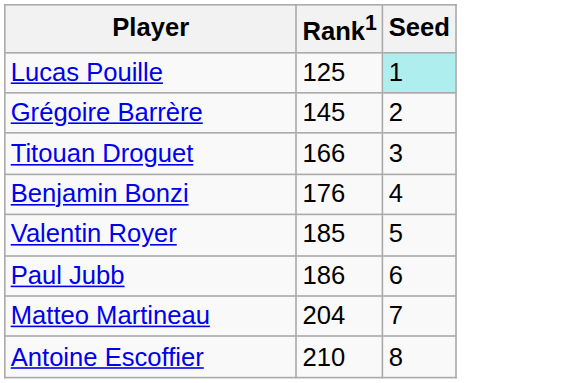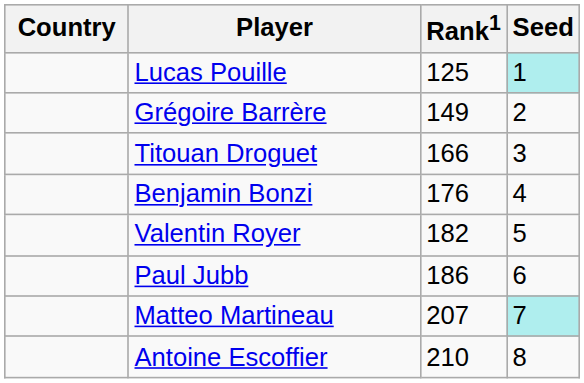+ column: (67, 28)
(324, 112) 145 -> (448, 112) 149
(324, 234) 185 -> (448, 234) 182
(324, 315) 204 -> (448, 315) 207
(396, 315) no background -> (520, 315) paleturquoise background
